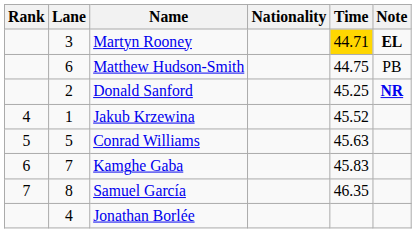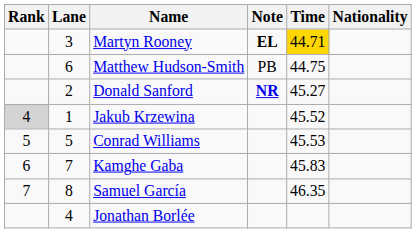columns swapped: (289, 16) <-> (392, 16)
(351, 91) 45.25 -> (308, 91) 45.27
(26, 116) no background -> (26, 116) lightgrey background
(351, 141) 45.63 -> (308, 141) 45.53
